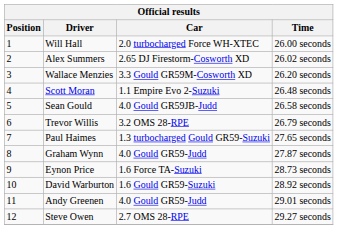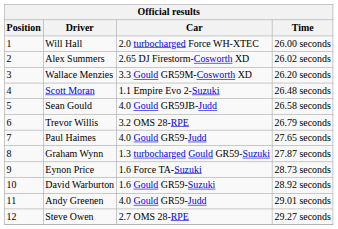(194, 138) 1.3 turbocharged Gould GR59-Suzuki -> (163, 138) 4.0 Gould GR59-Judd
(163, 153) 4.0 Gould GR59-Judd -> (194, 153) 1.3 turbocharged Gould GR59-Suzuki
